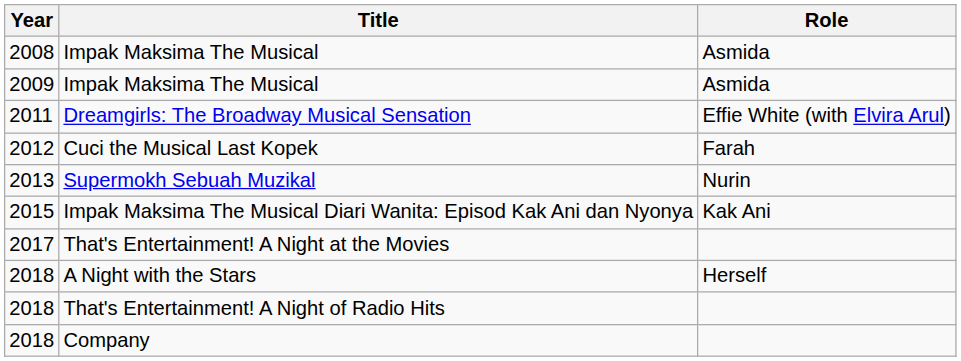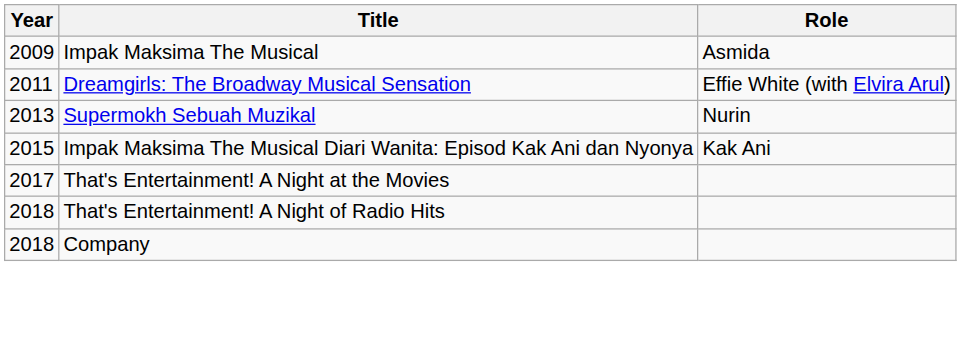- row: (32, 52)
- row: (32, 148)
- row: (32, 276)
